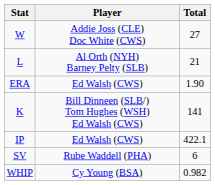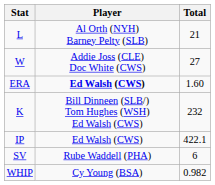rows swapped: (20, 34) <-> (20, 62)
(107, 84) normal -> (107, 84) bold
(195, 84) 1.90 -> (195, 84) 1.60
(195, 112) 141 -> (195, 112) 232
